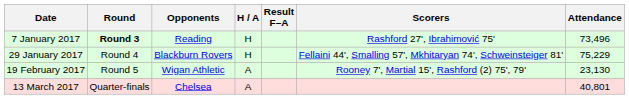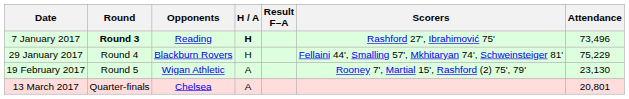(248, 39) normal -> (248, 39) bold
(595, 86) 40,801 -> (595, 86) 20,801
